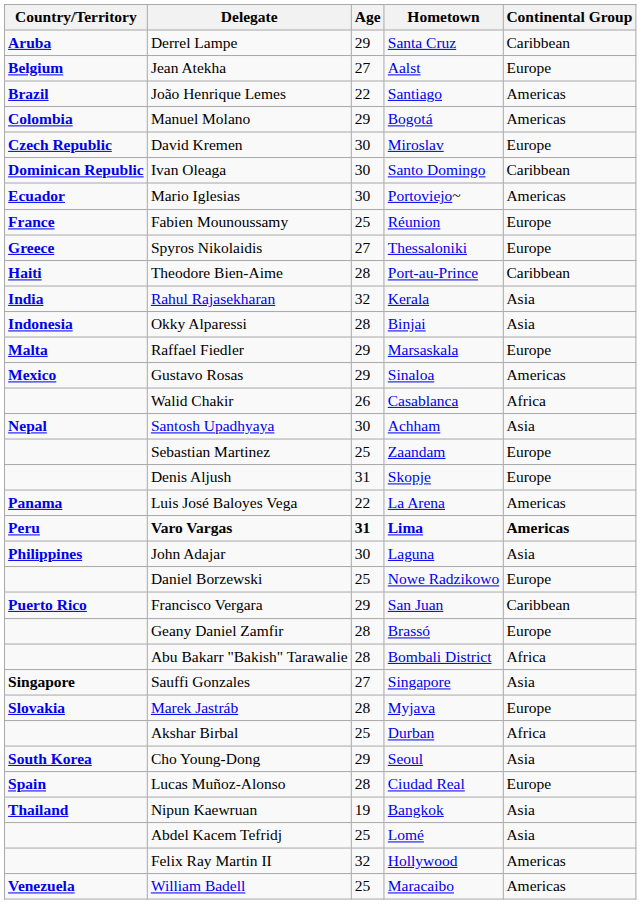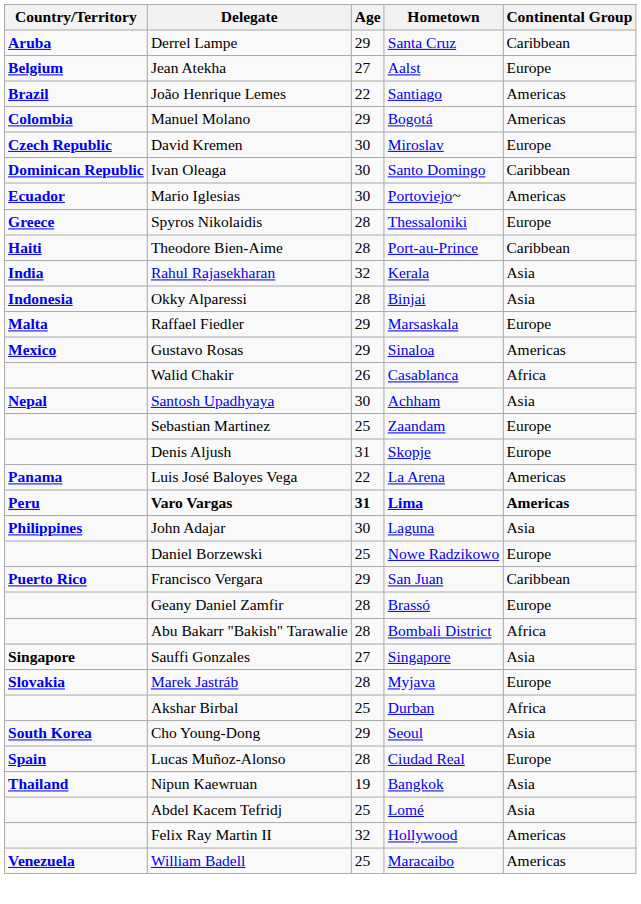- row: (220, 221)
(363, 247) 27 -> (363, 221) 28
